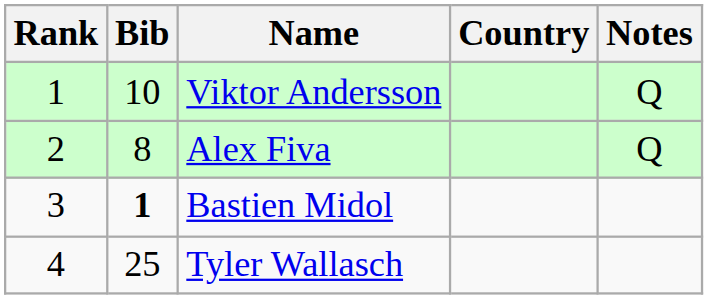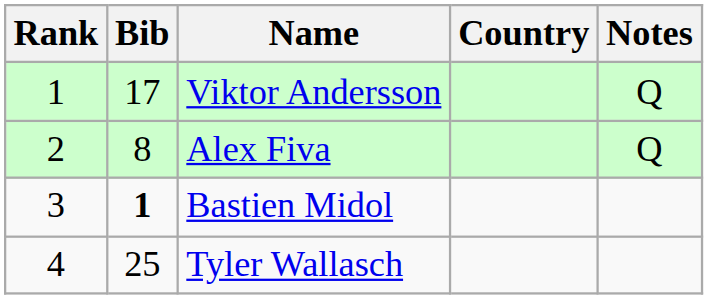(142, 90) 10 -> (142, 90) 17
